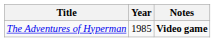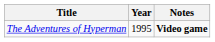(141, 28) 1985 -> (141, 28) 1995
